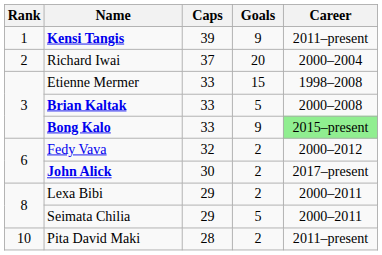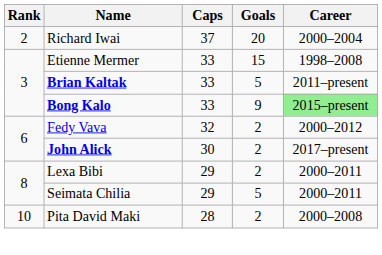- row: (86, 37)
(331, 104) 2000–2008 -> (331, 82) 2011–present
(331, 238) 2011–present -> (331, 216) 2000–2008
